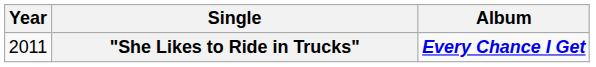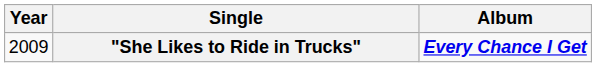(28, 47) 2011 -> (29, 47) 2009
